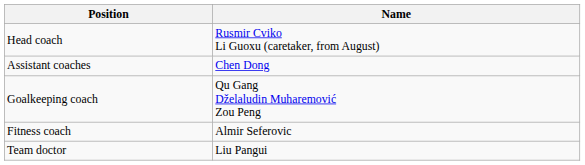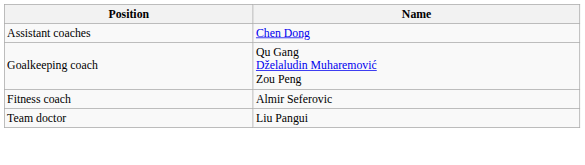- row: (35, 39)
